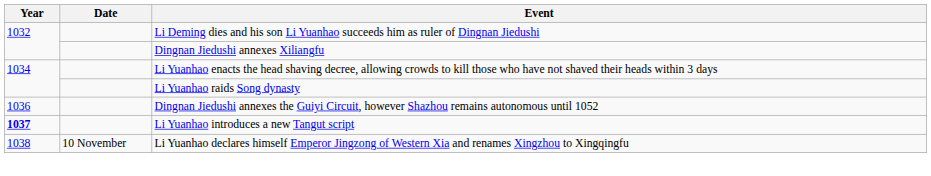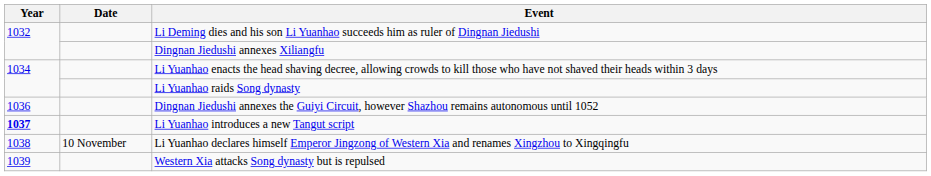+ row: (270, 161)
